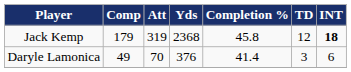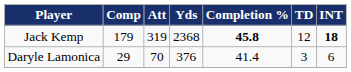(247, 36) normal -> (247, 36) bold
(123, 57) 49 -> (123, 57) 29
